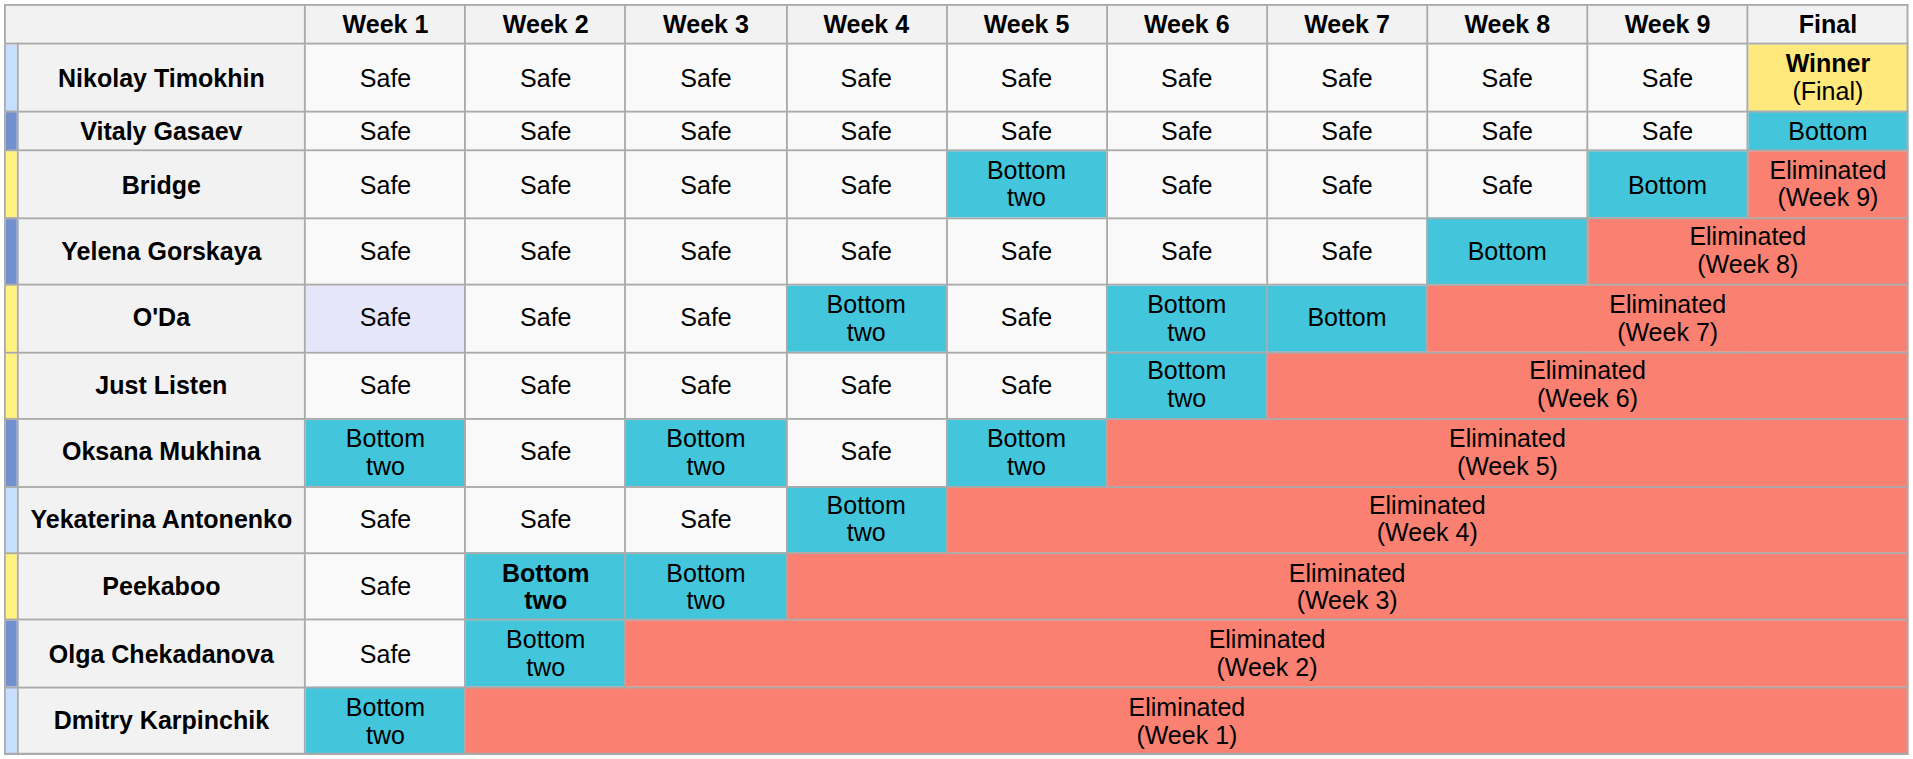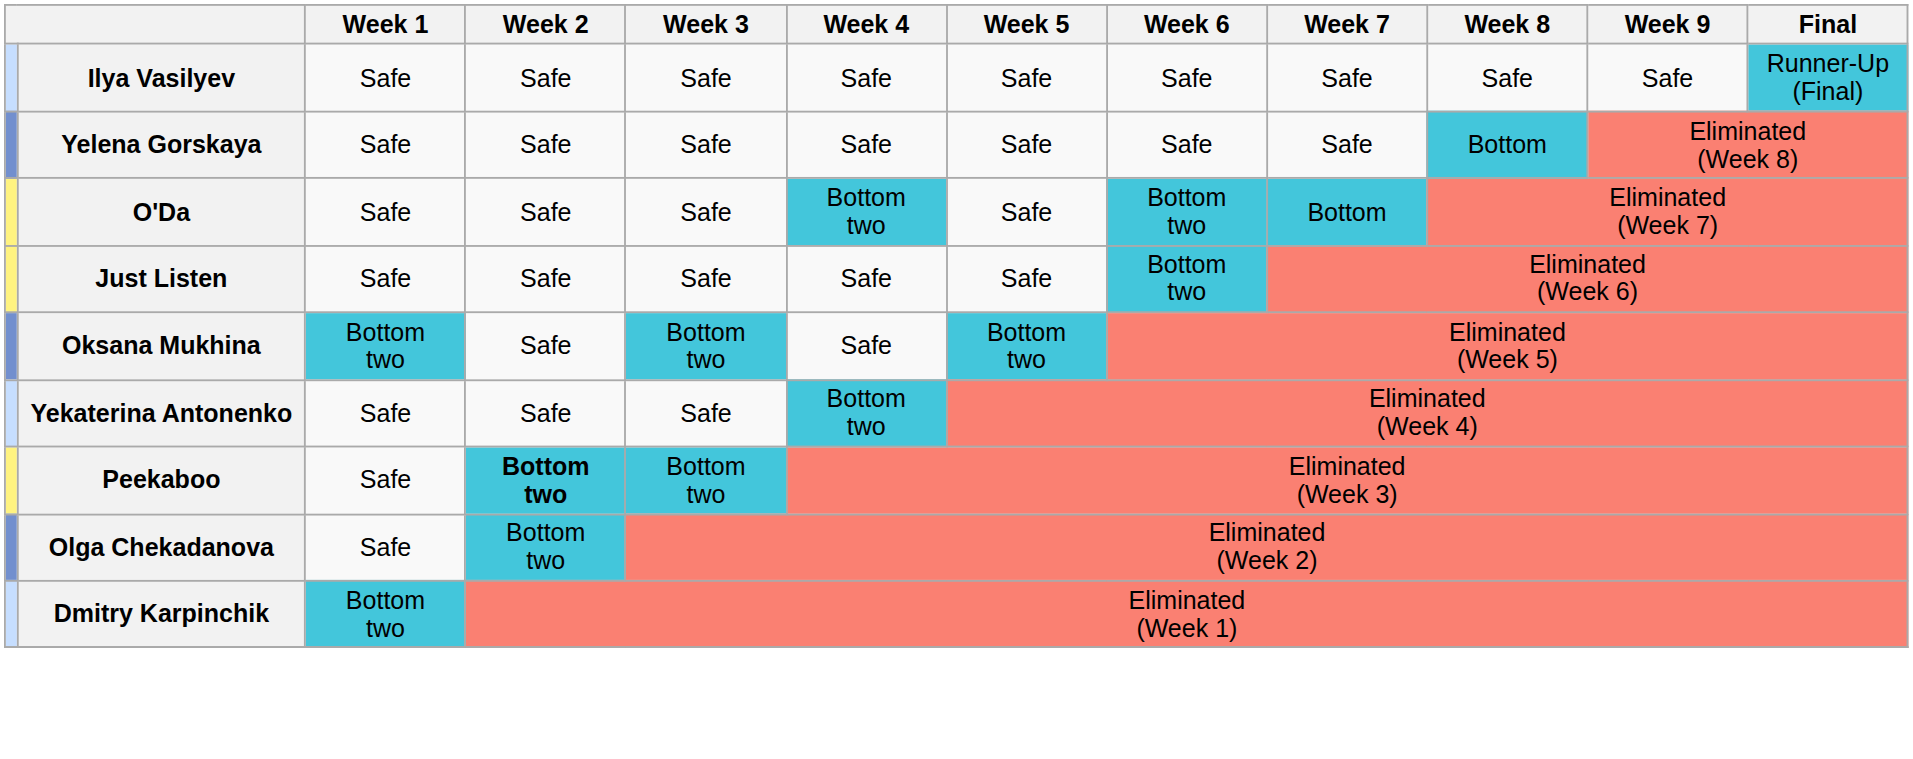- row: (161, 77)
+ row: (161, 77)
- row: (161, 131)
- row: (161, 184)
(386, 318) lavender background -> (386, 212) no background
